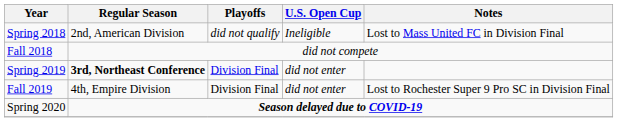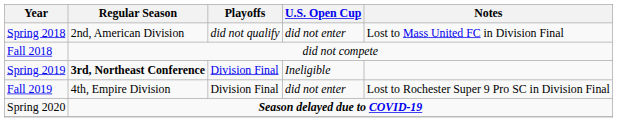(308, 32) Ineligible -> (315, 32) did not enter
(315, 70) did not enter -> (308, 70) Ineligible
